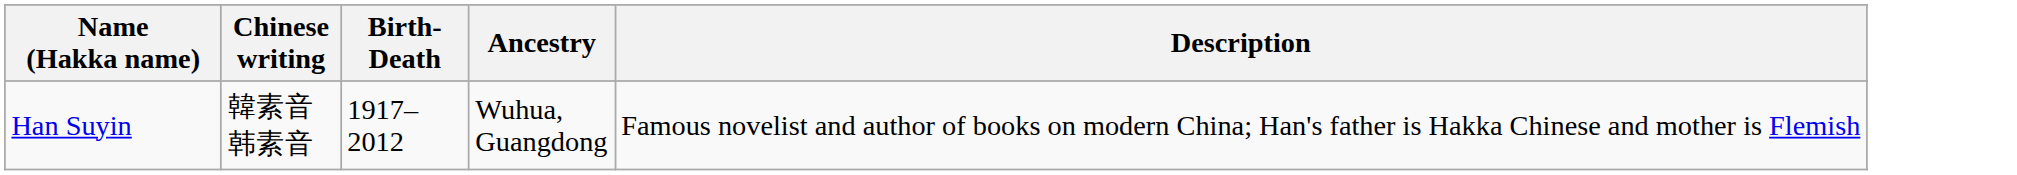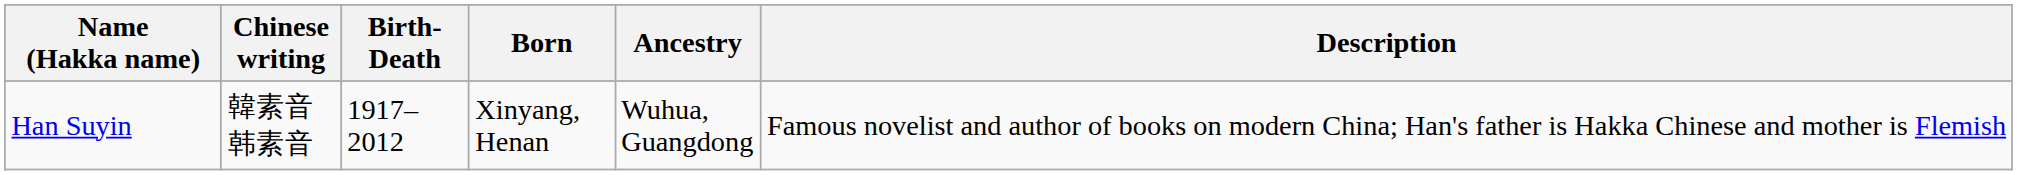+ column: (542, 42)
